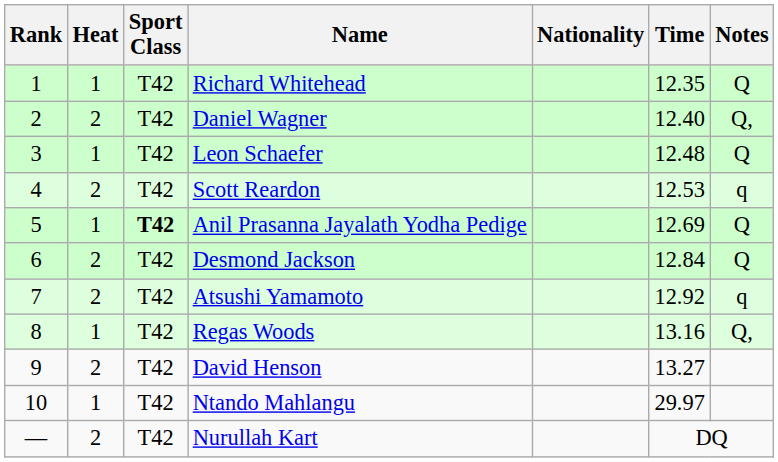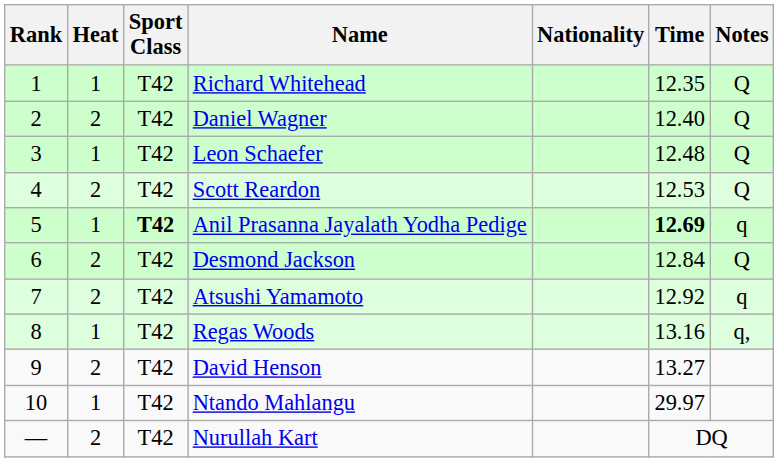(742, 118) Q, -> (742, 118) Q
(742, 189) q -> (742, 189) Q
(680, 225) normal -> (680, 225) bold
(742, 225) Q -> (742, 225) q
(742, 331) Q, -> (742, 331) q,
